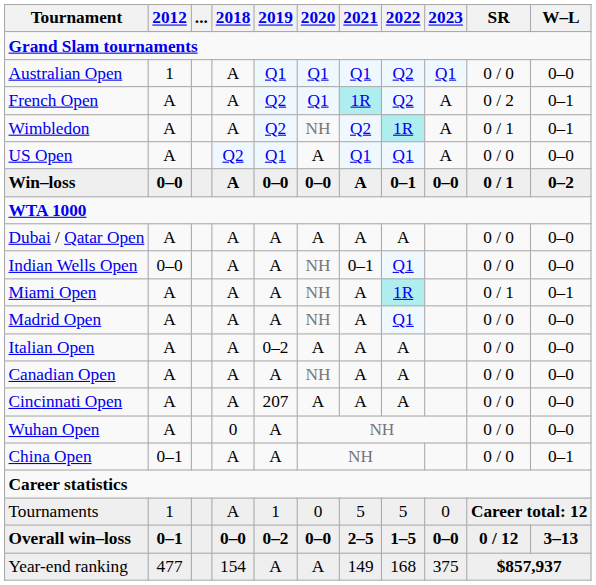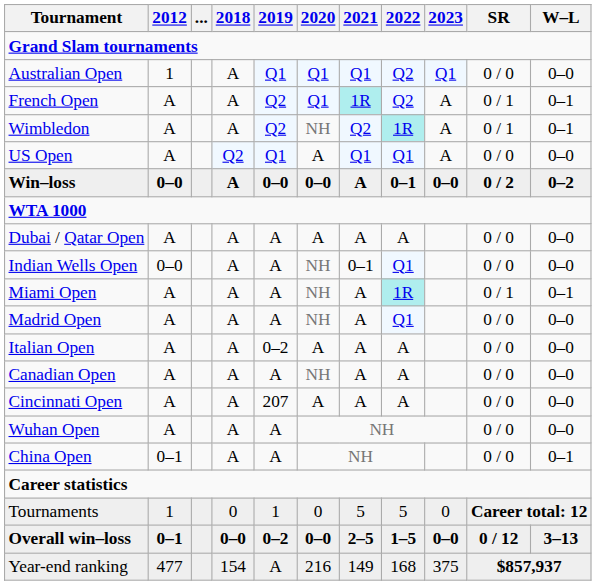(499, 100) 0 / 2 -> (499, 100) 0 / 1
(499, 182) 0 / 1 -> (499, 182) 0 / 2
(233, 429) 0 -> (233, 429) A
(233, 511) A -> (233, 511) 0
(318, 566) A -> (318, 566) 216
